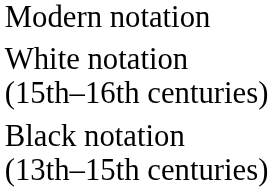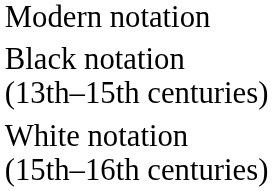rows swapped: (137, 76) <-> (137, 152)
